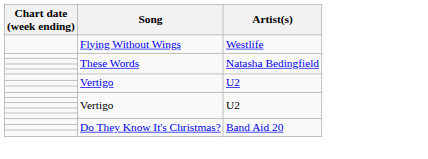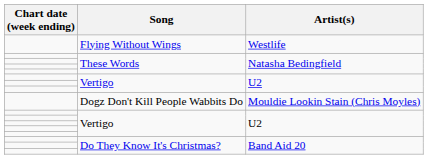+ row: (161, 101)
